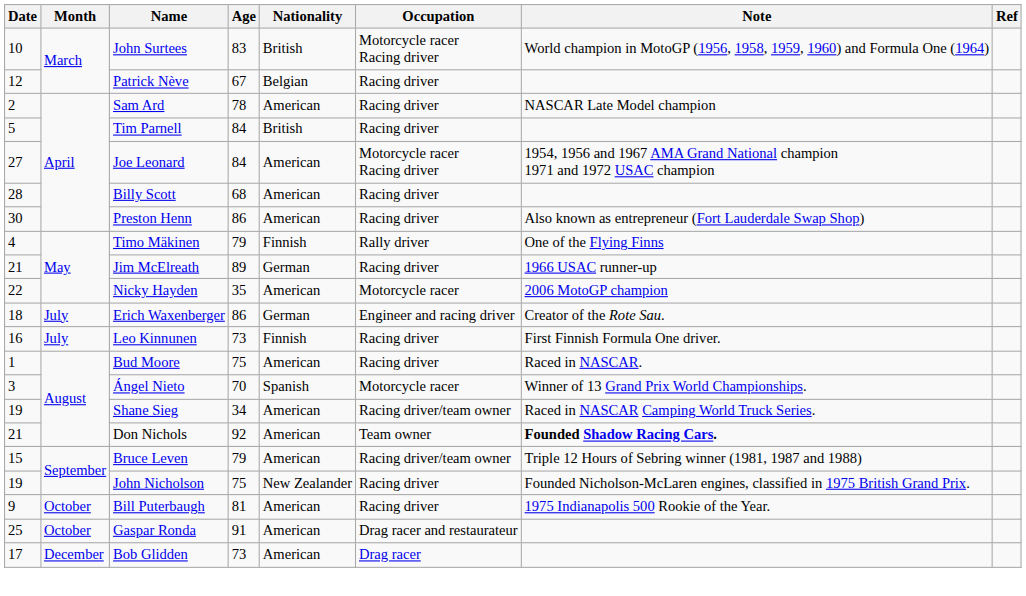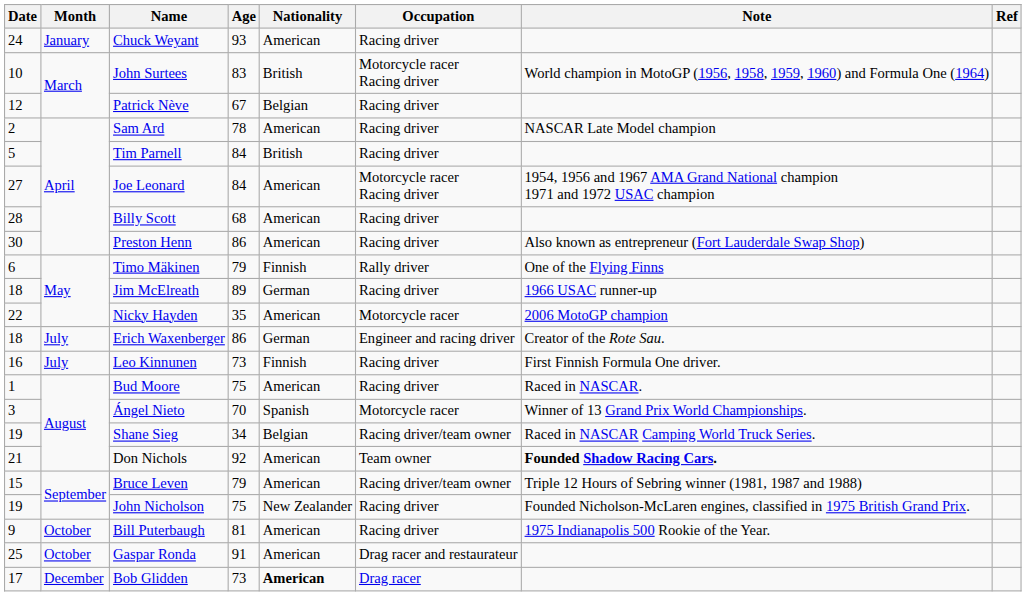+ row: (156, 40)
(12, 242) 4 -> (12, 266) 6
(15, 266) 21 -> (15, 290) 18
(292, 410) American -> (285, 434) Belgian
(292, 554) normal -> (294, 578) bold
